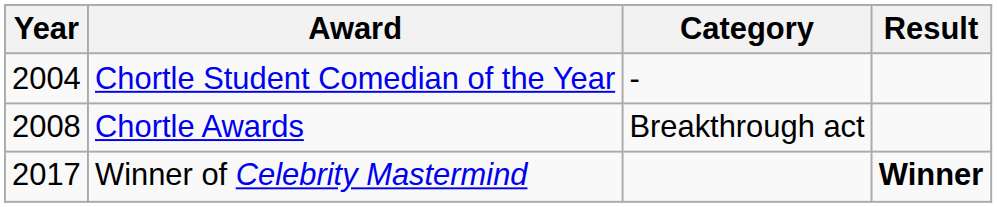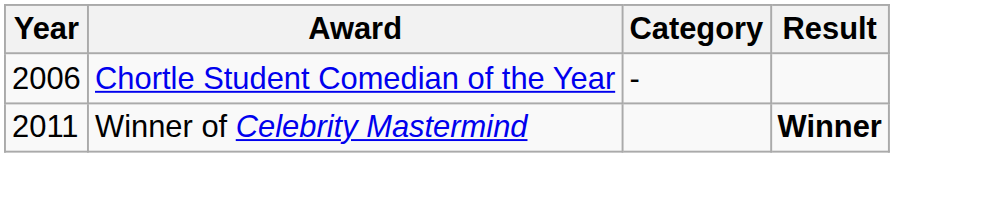(46, 77) 2004 -> (46, 77) 2006
- row: (199, 126)
(46, 175) 2017 -> (45, 126) 2011
